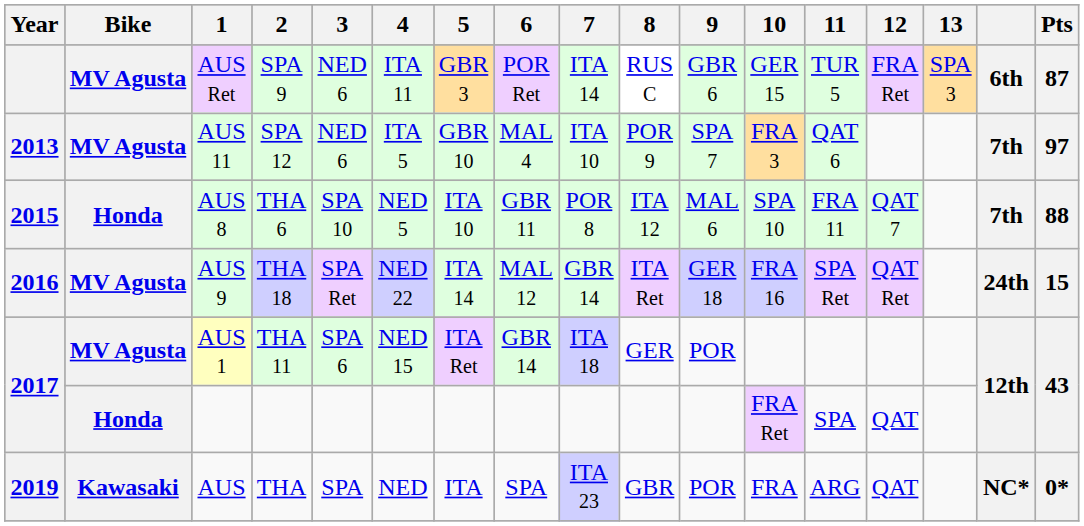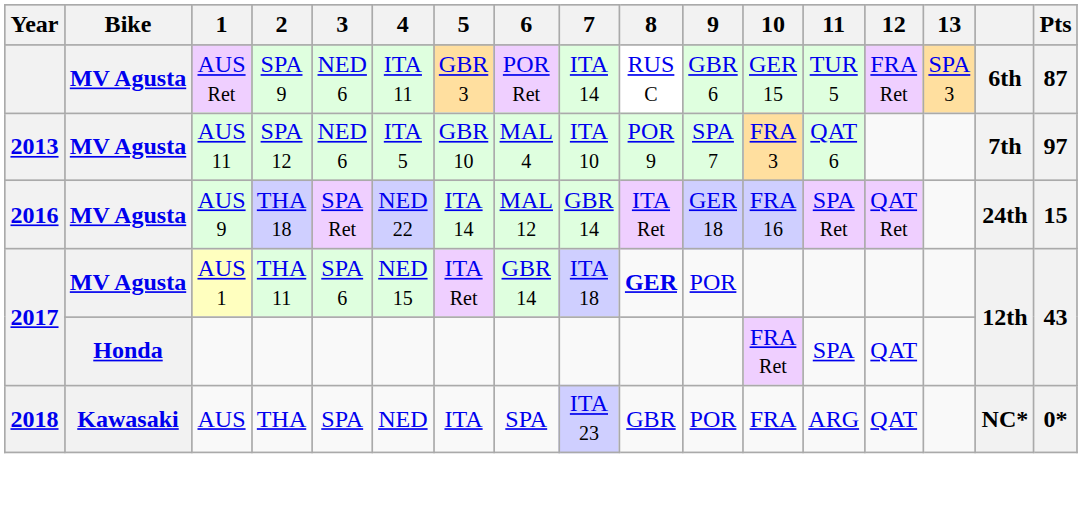- row: (222, 214)
(650, 350) normal -> (651, 282) bold
(35, 486) 2019 -> (35, 418) 2018
